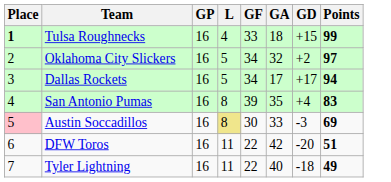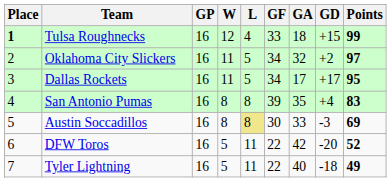+ column: (229, 15)
(330, 79) 94 -> (353, 79) 95
(11, 123) pink background -> (11, 123) no background
(330, 144) 51 -> (353, 144) 52
